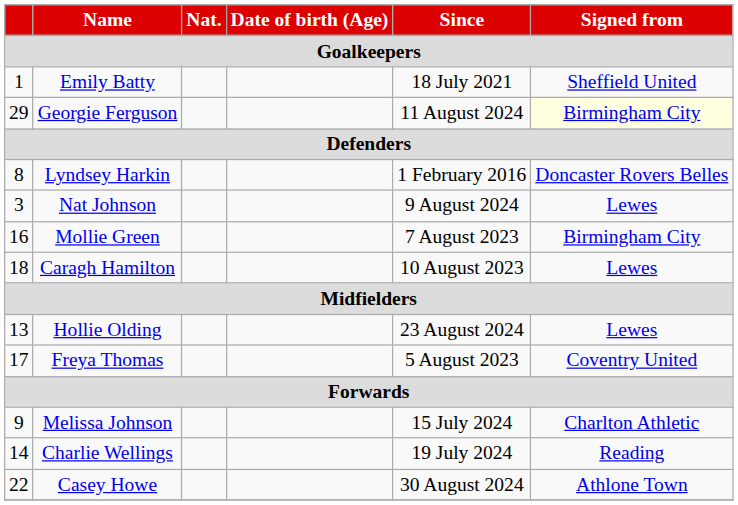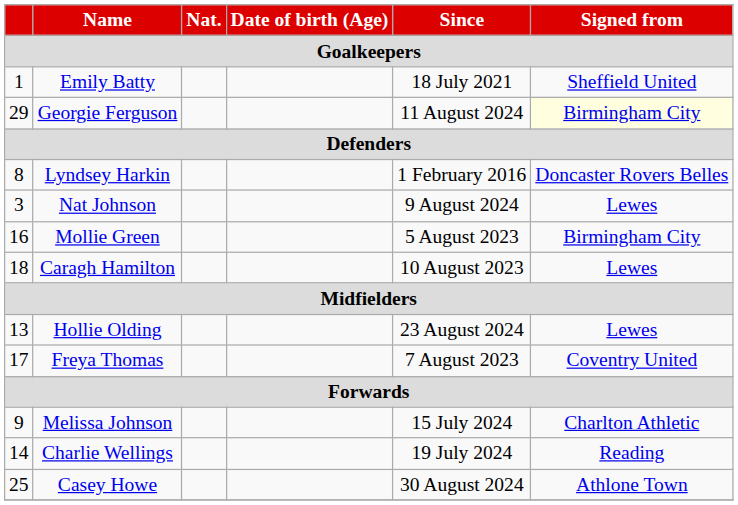(462, 236) 7 August 2023 -> (462, 236) 5 August 2023
(462, 360) 5 August 2023 -> (462, 360) 7 August 2023
(19, 484) 22 -> (19, 484) 25
